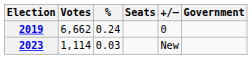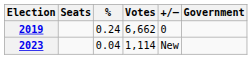columns swapped: (76, 13) <-> (140, 13)
(108, 46) 0.03 -> (108, 46) 0.04
